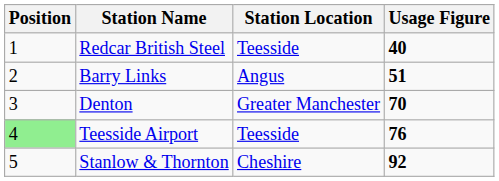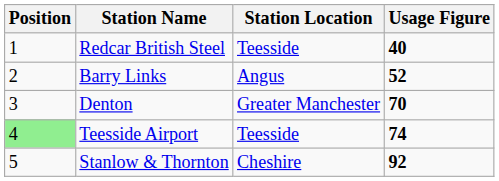(397, 76) 51 -> (397, 76) 52
(397, 133) 76 -> (397, 133) 74
